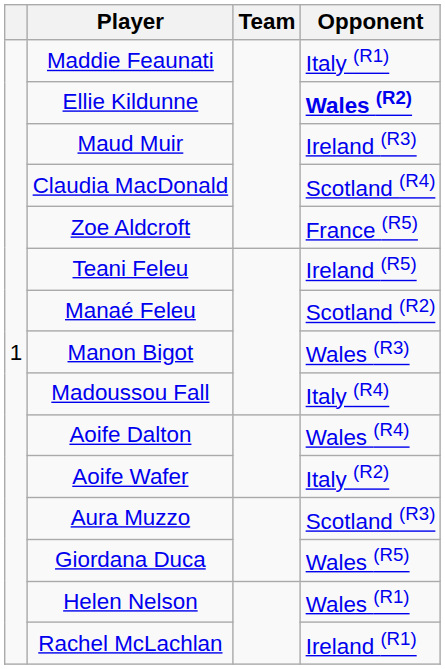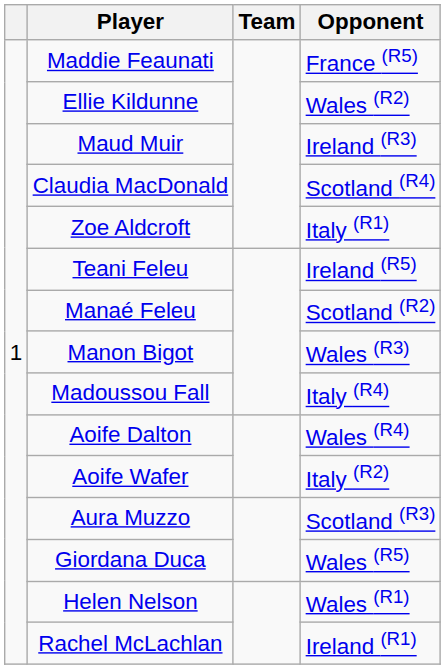(347, 60) Italy (R1) -> (362, 60) France (R5)
(359, 102) bold -> (358, 102) normal
(362, 227) France (R5) -> (347, 227) Italy (R1)
